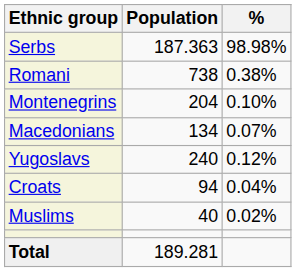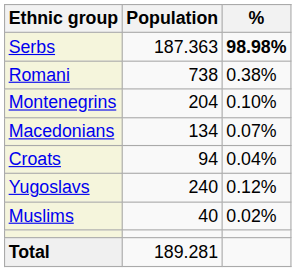(256, 46) normal -> (256, 46) bold
rows swapped: (49, 159) <-> (35, 187)
